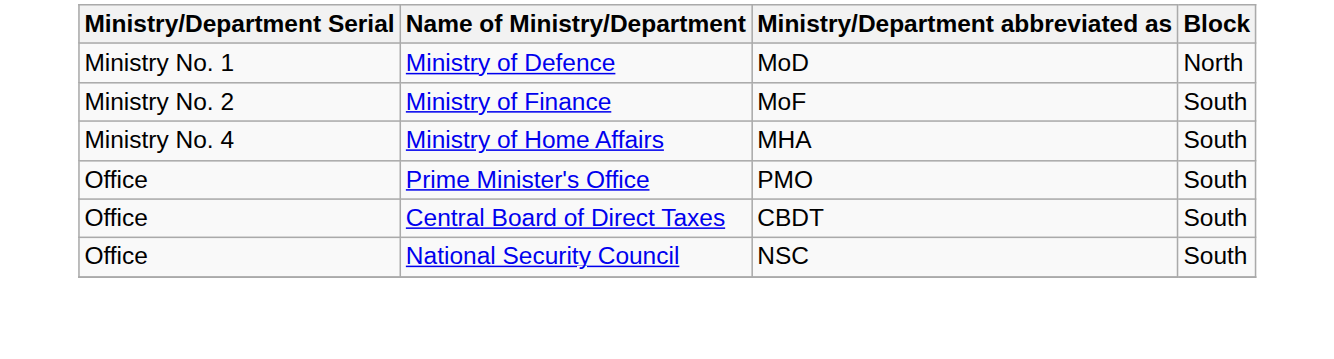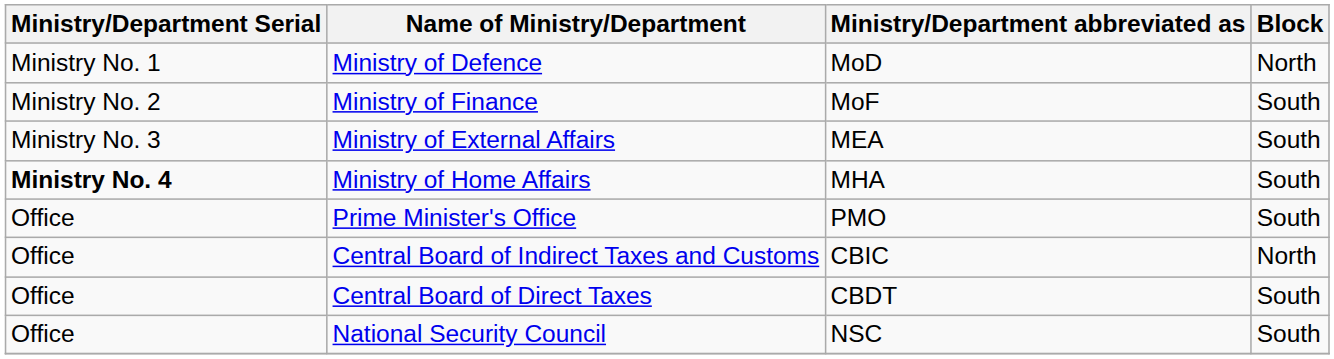+ row: (474, 140)
(159, 140) normal -> (91, 179) bold
+ row: (576, 256)
